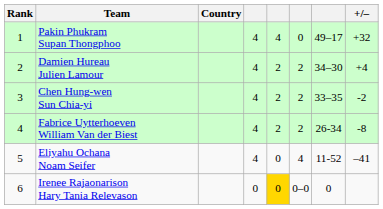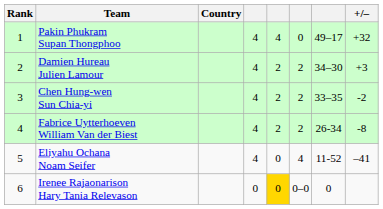(362, 67) +4 -> (362, 67) +3
